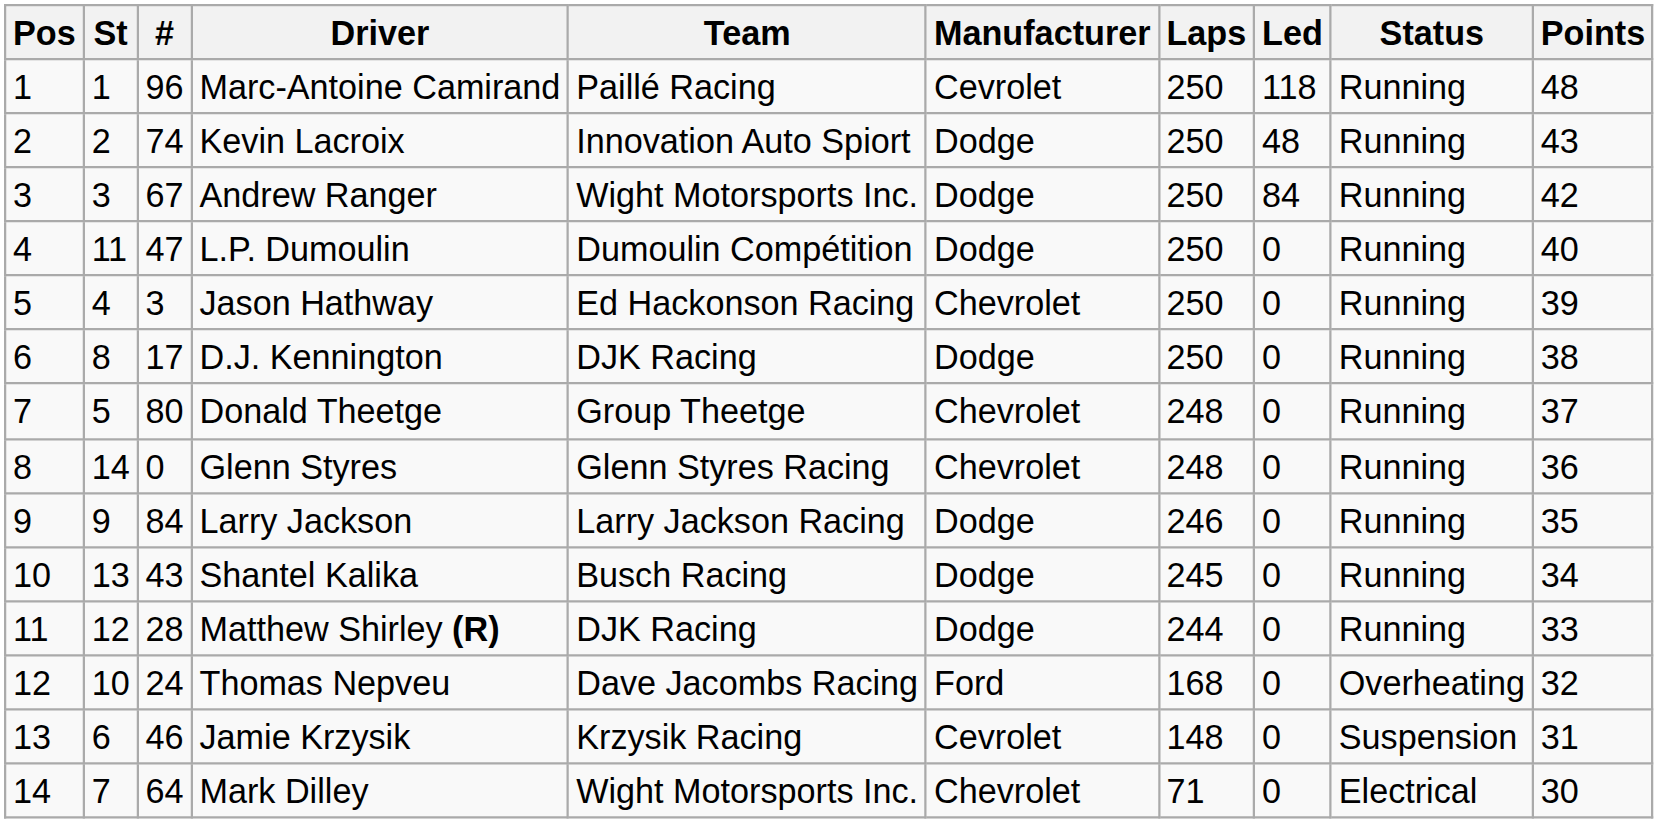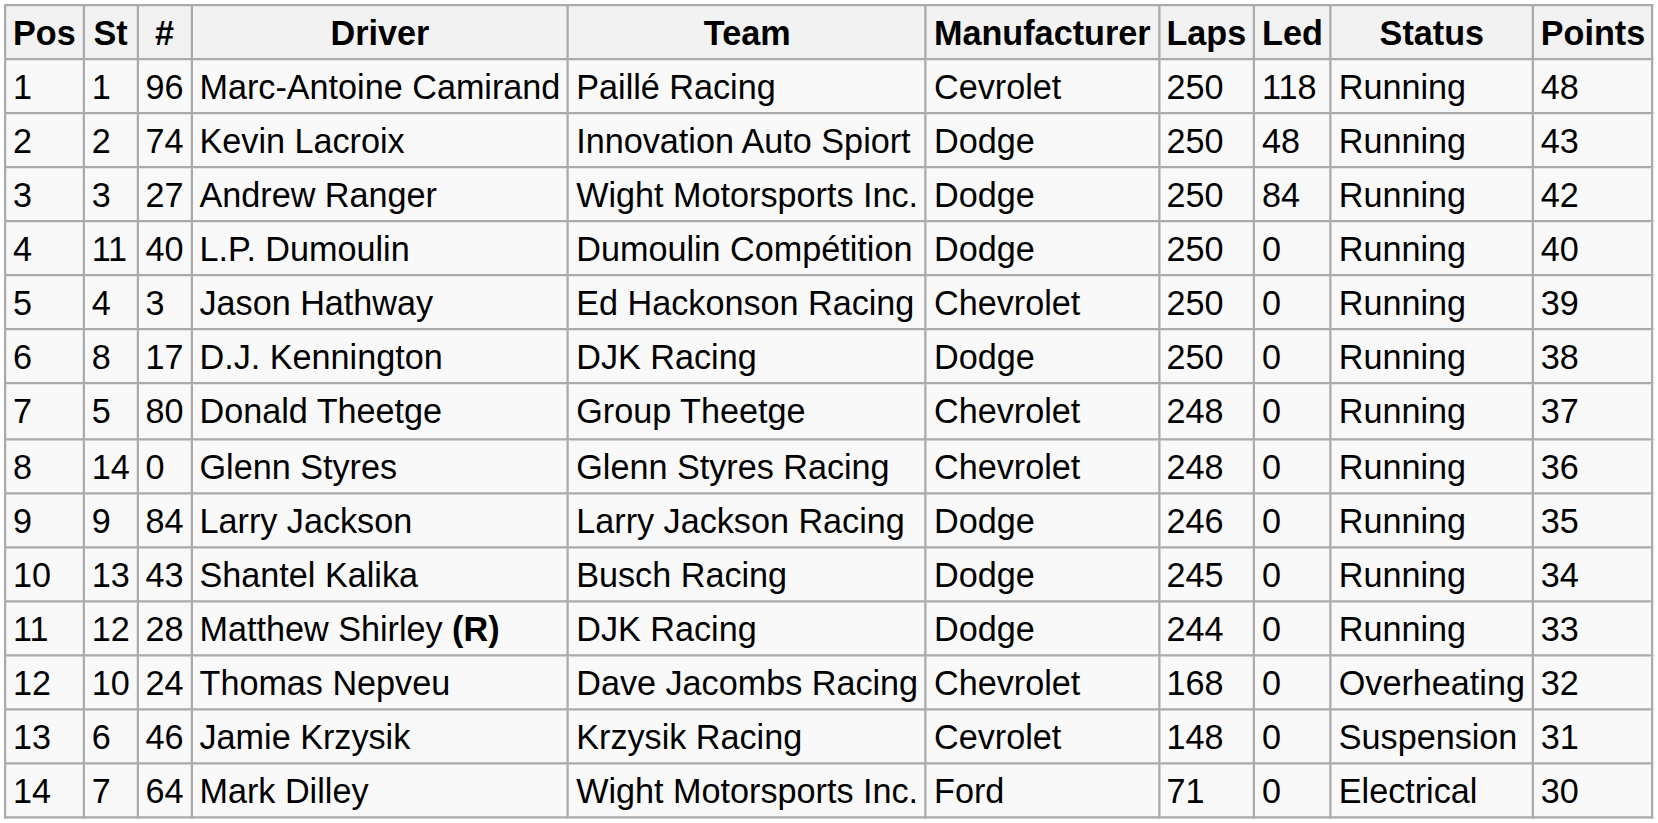(165, 195) 67 -> (165, 195) 27
(165, 249) 47 -> (165, 249) 40
(969, 682) Ford -> (1007, 682) Chevrolet
(1007, 790) Chevrolet -> (969, 790) Ford
